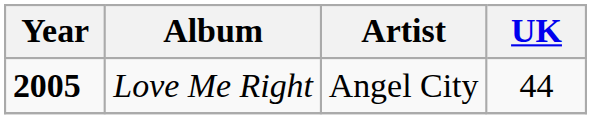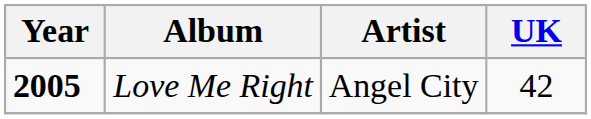(537, 85) 44 -> (537, 85) 42
